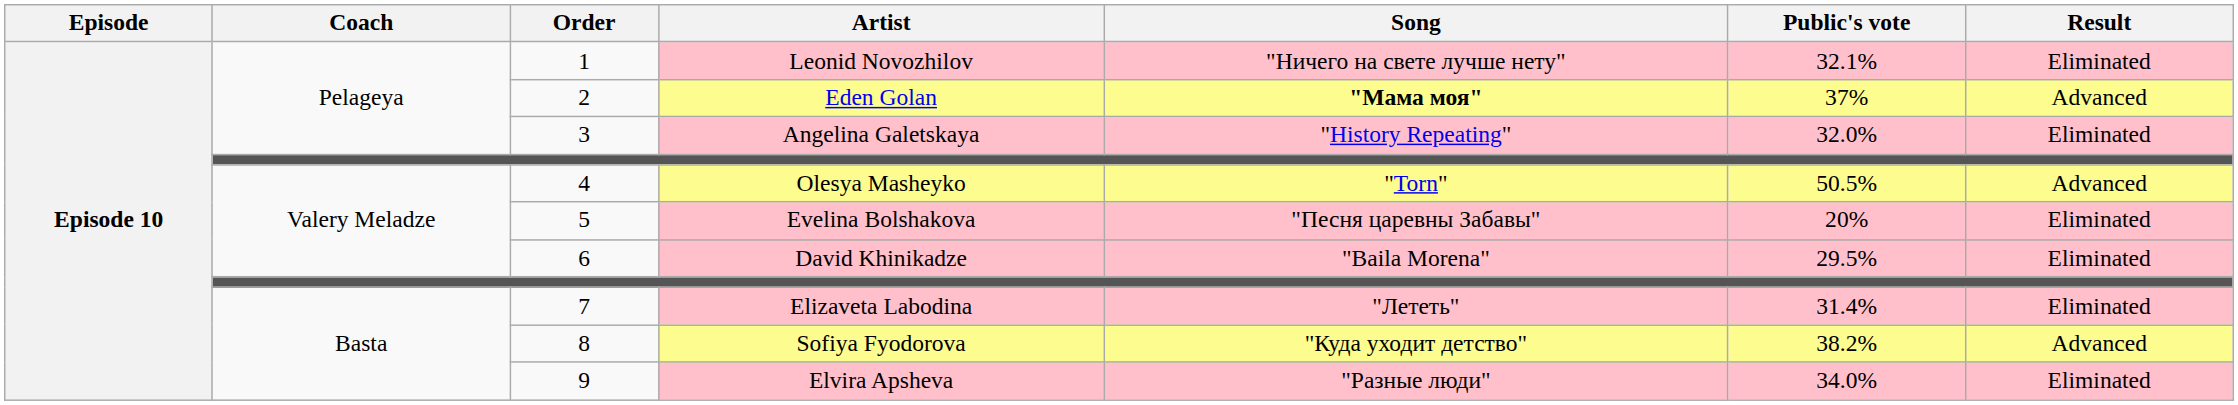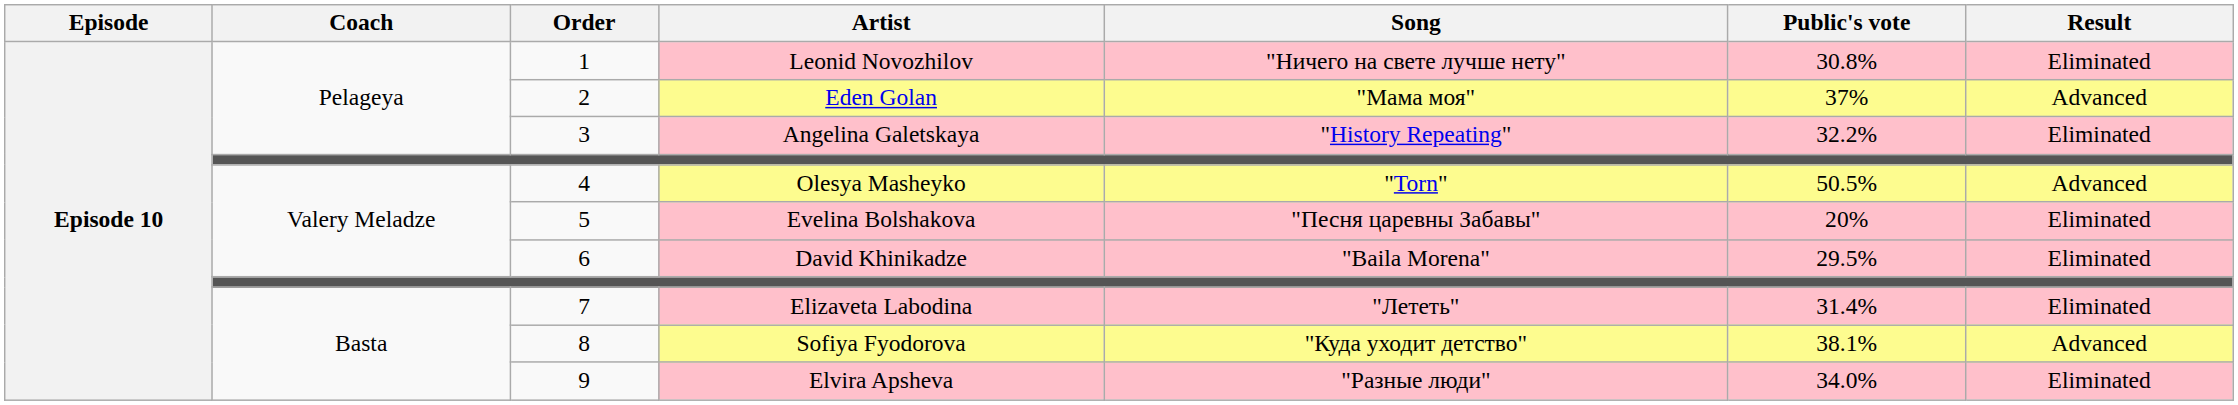(1847, 60) 32.1% -> (1847, 60) 30.8%
(1416, 97) bold -> (1416, 97) normal
(1847, 135) 32.0% -> (1847, 135) 32.2%
(1847, 343) 38.2% -> (1847, 343) 38.1%
